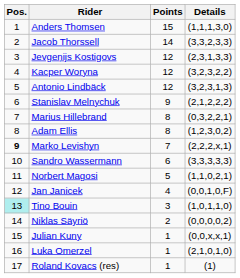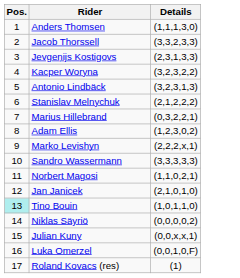- column: (168, 12)
(17, 146) bold -> (17, 146) normal
(210, 191) (0,0,1,0,F) -> (176, 191) (2,1,0,1,0)
(210, 250) (2,1,0,1,0) -> (176, 250) (0,0,1,0,F)
